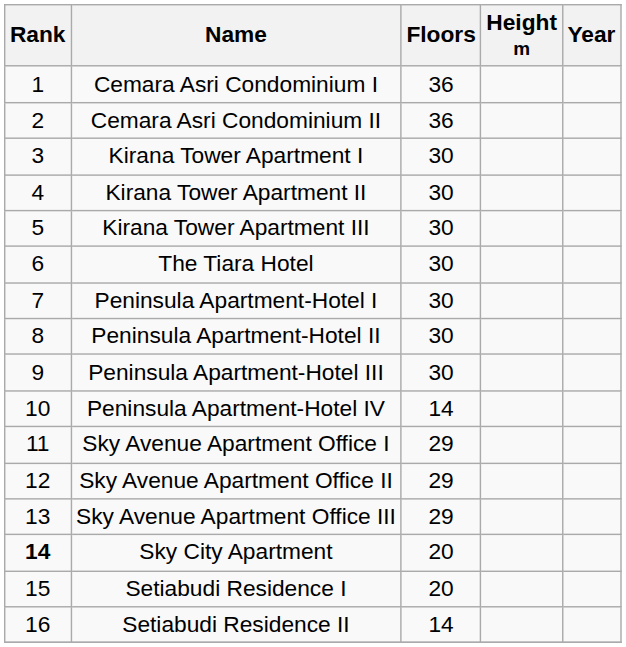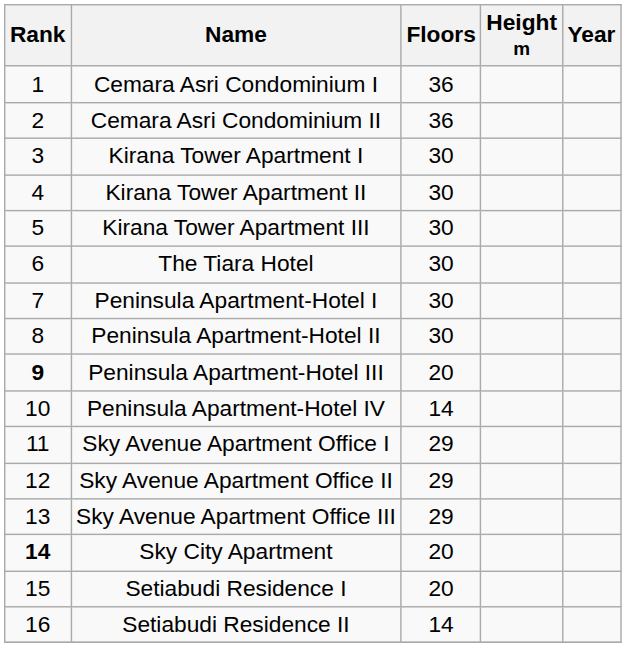(38, 372) normal -> (38, 372) bold
(441, 372) 30 -> (441, 372) 20
